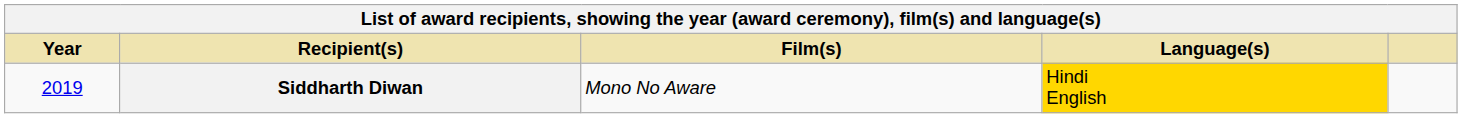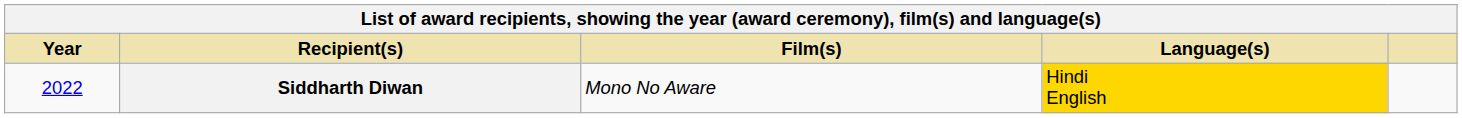(62, 87) 2019 -> (62, 87) 2022
